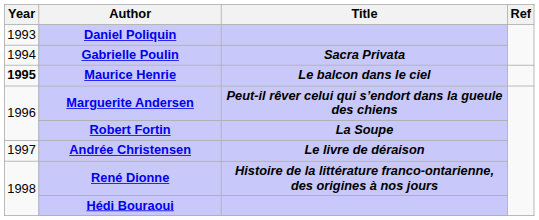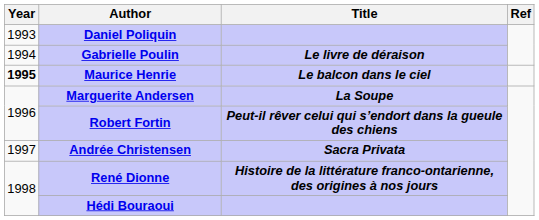(364, 55) Sacra Privata -> (365, 55) Le livre de déraison
(364, 103) Peut-il rêver celui qui s’endort dans la gueule des chiens -> (364, 95) La Soupe
(364, 130) La Soupe -> (364, 123) Peut-il rêver celui qui s’endort dans la gueule des chiens
(365, 150) Le livre de déraison -> (364, 150) Sacra Privata
